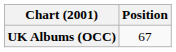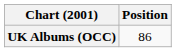(145, 36) 67 -> (145, 36) 86
